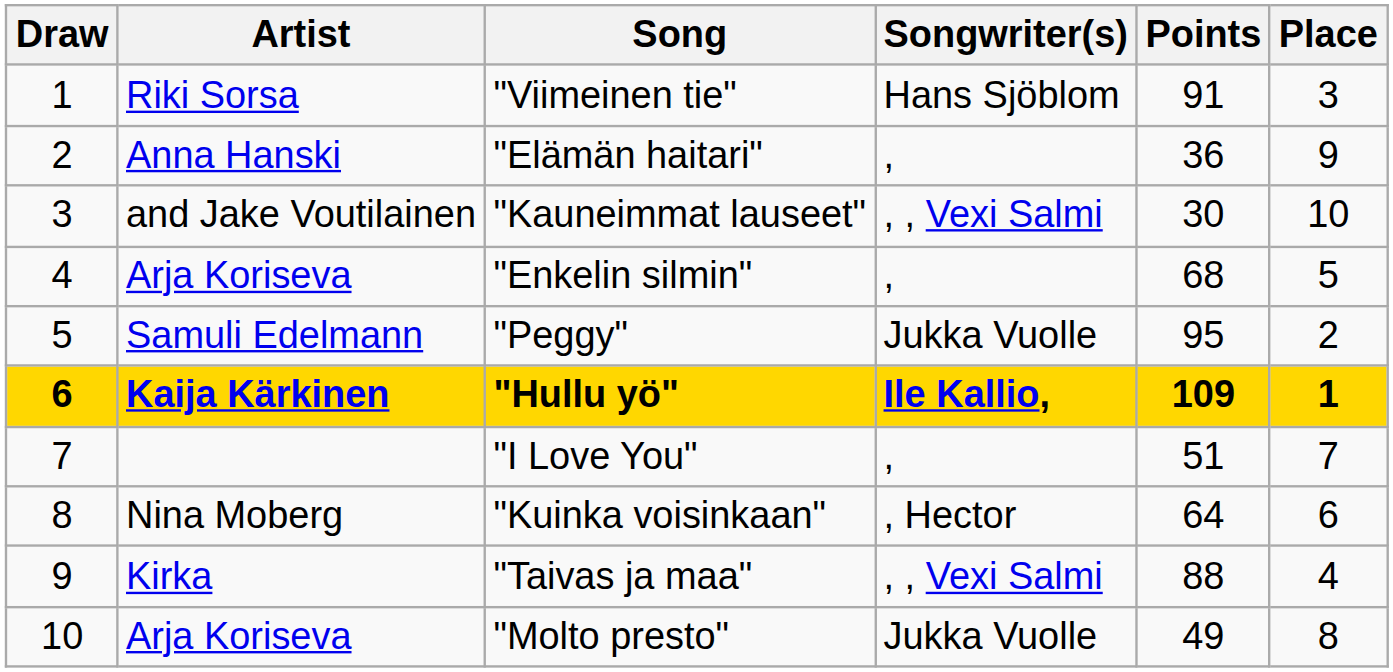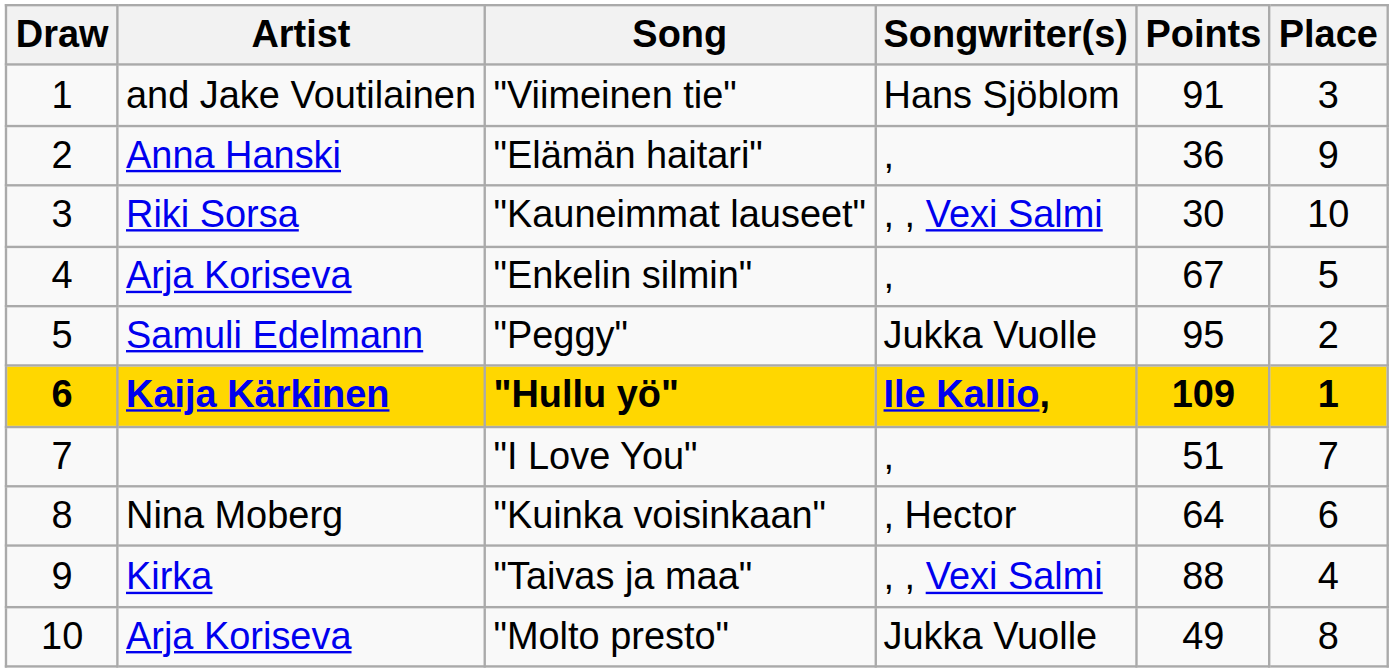(212, 94) Riki Sorsa -> (301, 94) and Jake Voutilainen
(301, 214) and Jake Voutilainen -> (212, 214) Riki Sorsa
(1203, 275) 68 -> (1203, 275) 67
